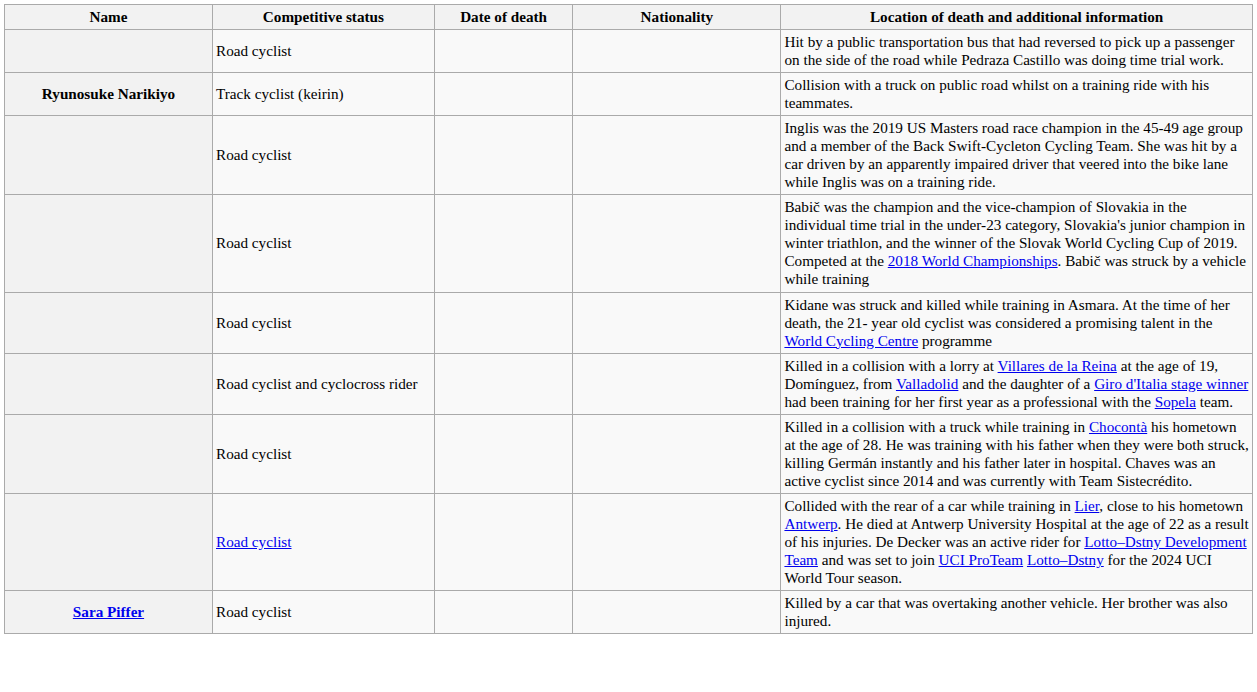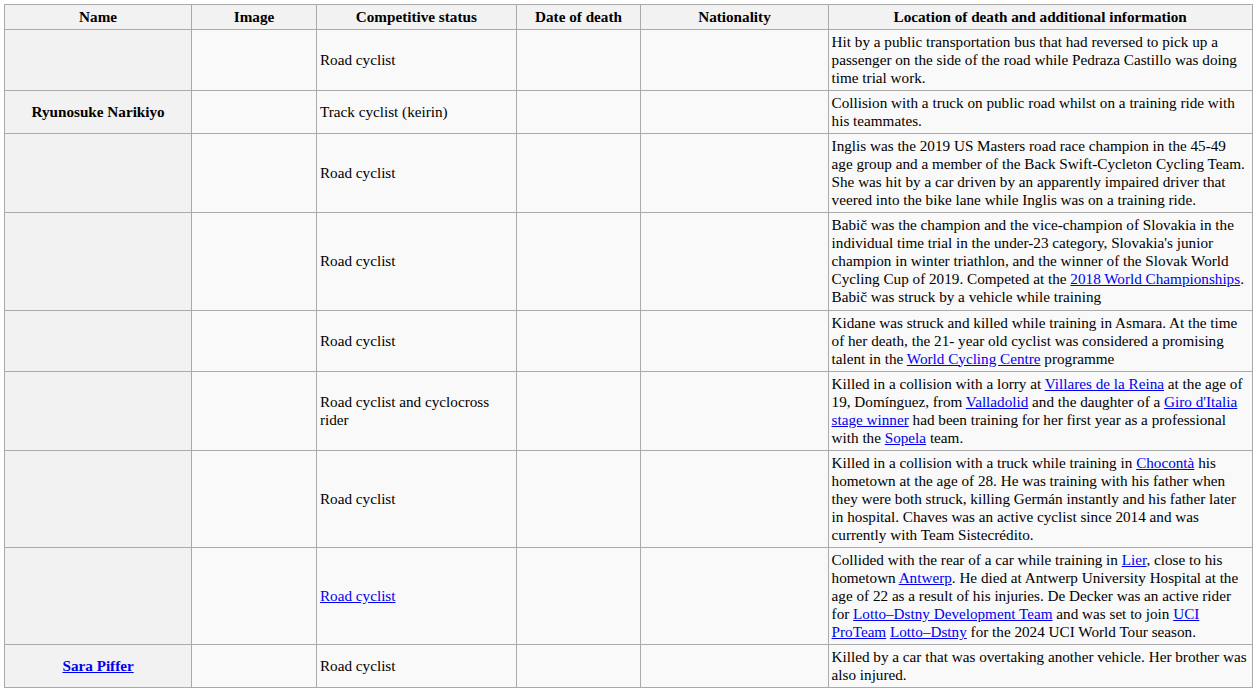+ column: (254, 17)
